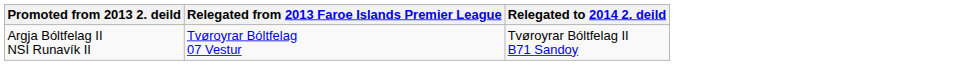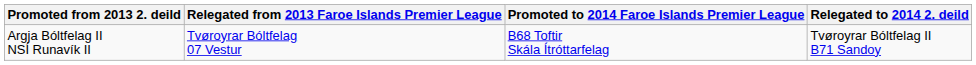+ column: (656, 14)
